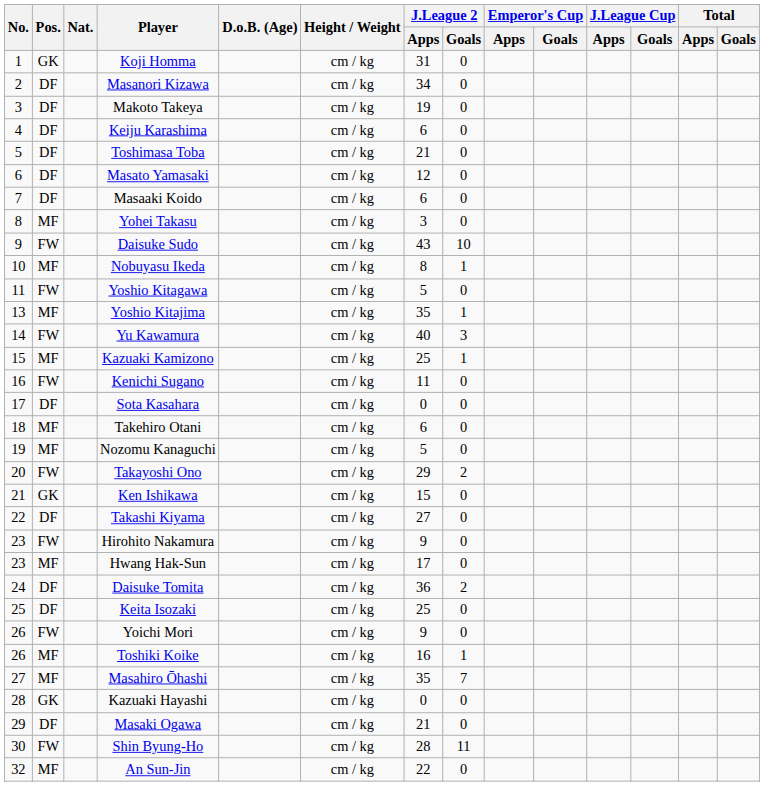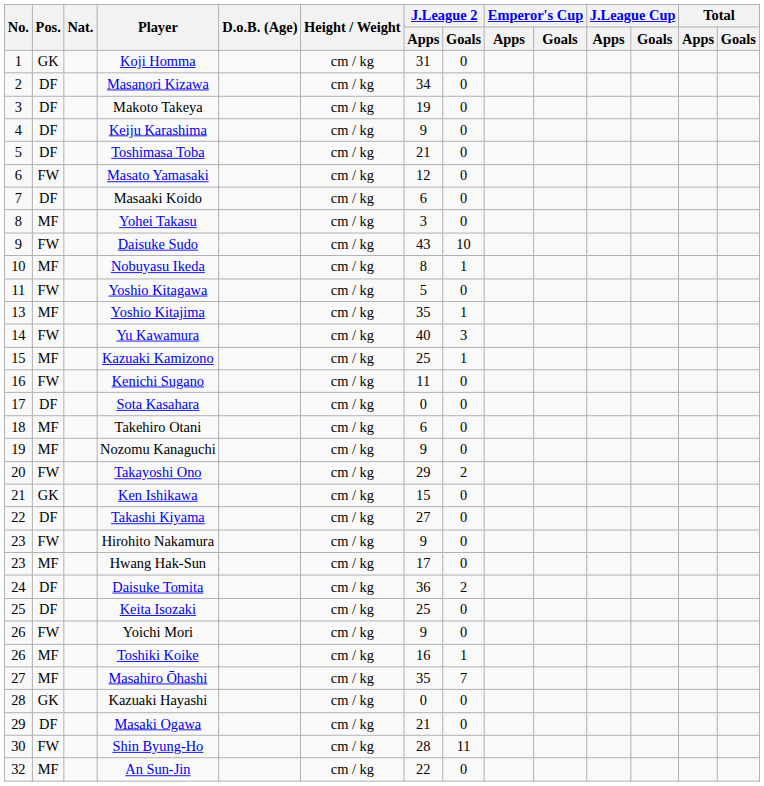(423, 130) 6 -> (423, 130) 9
(48, 175) DF -> (48, 175) FW
(423, 449) 5 -> (423, 449) 9
